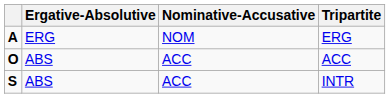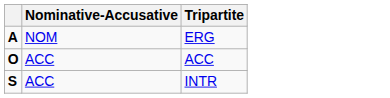- column: (90, 15)
